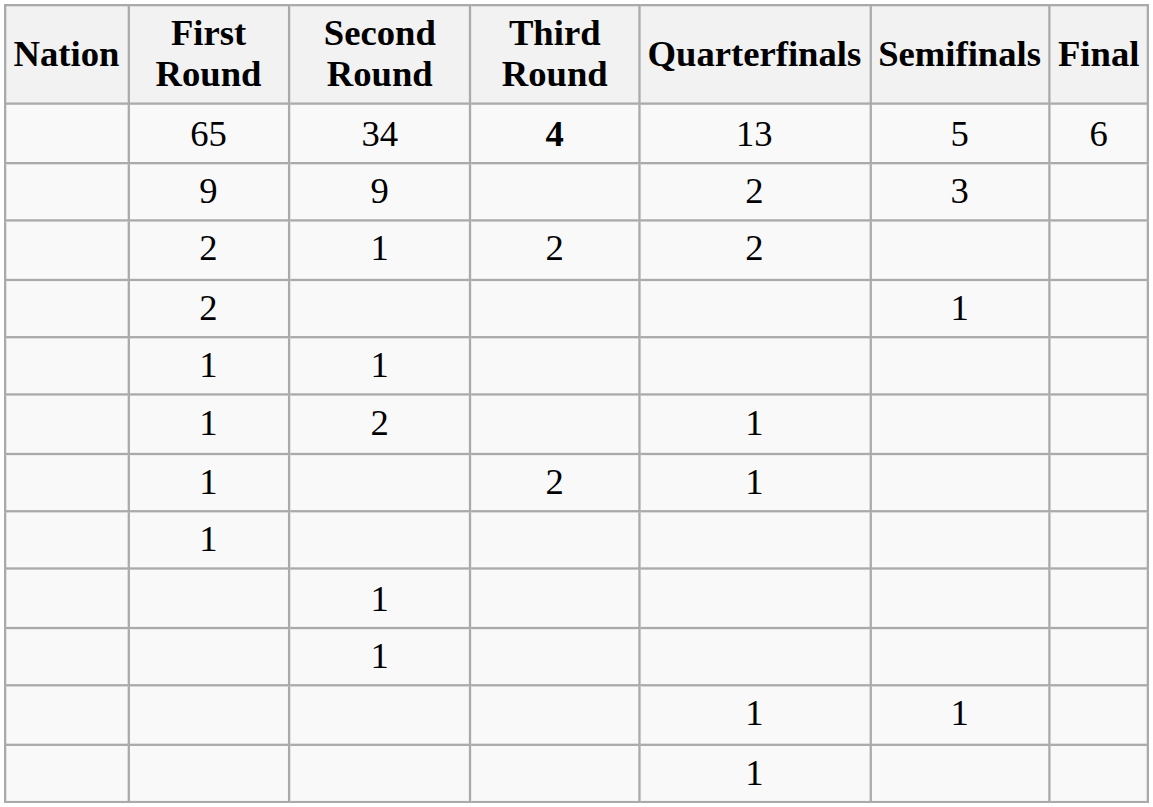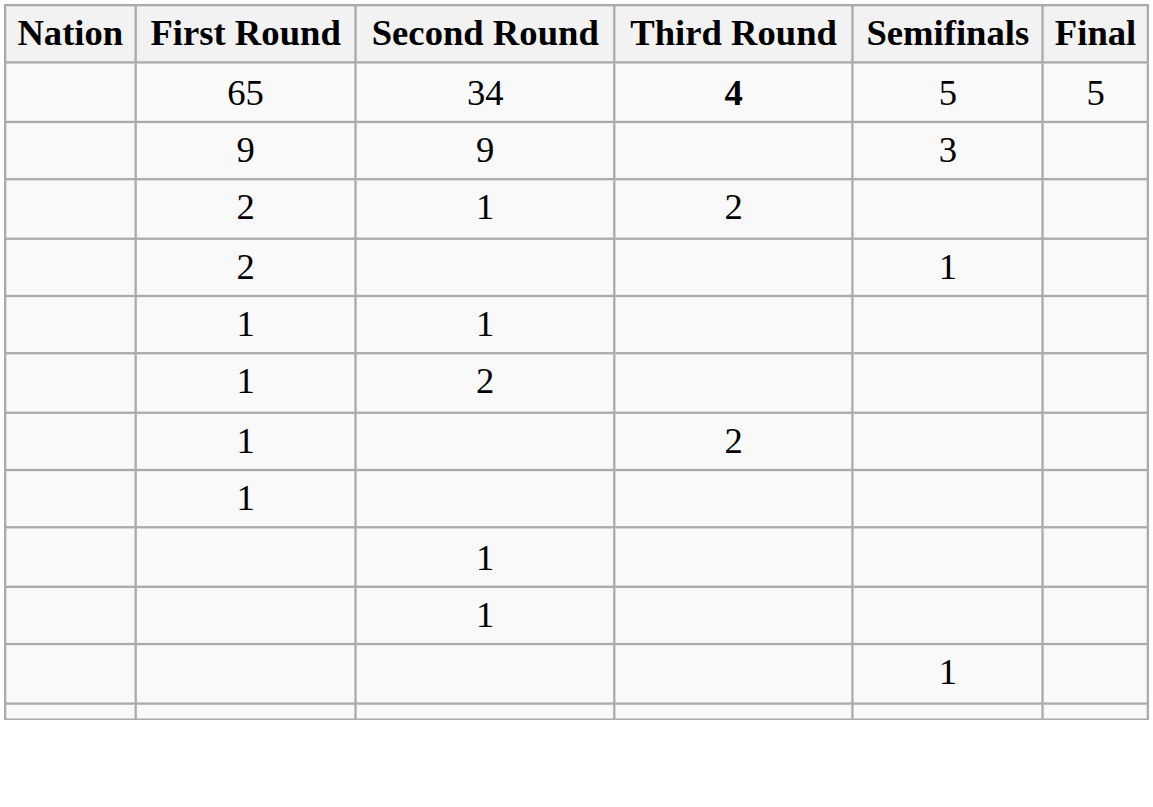- column: (754, 54)
(1099, 132) 6 -> (1096, 91) 5
